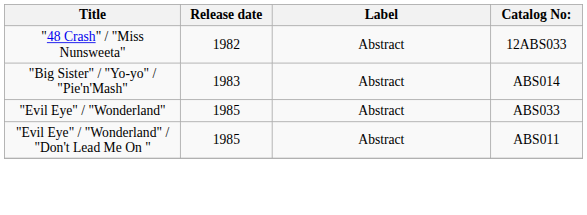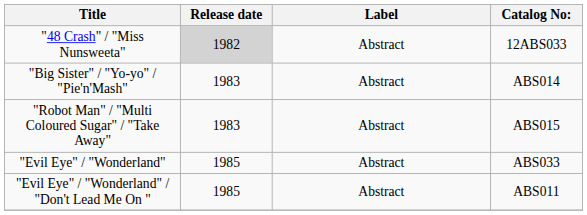(226, 44) no background -> (226, 44) lightgrey background
+ row: (93, 125)
